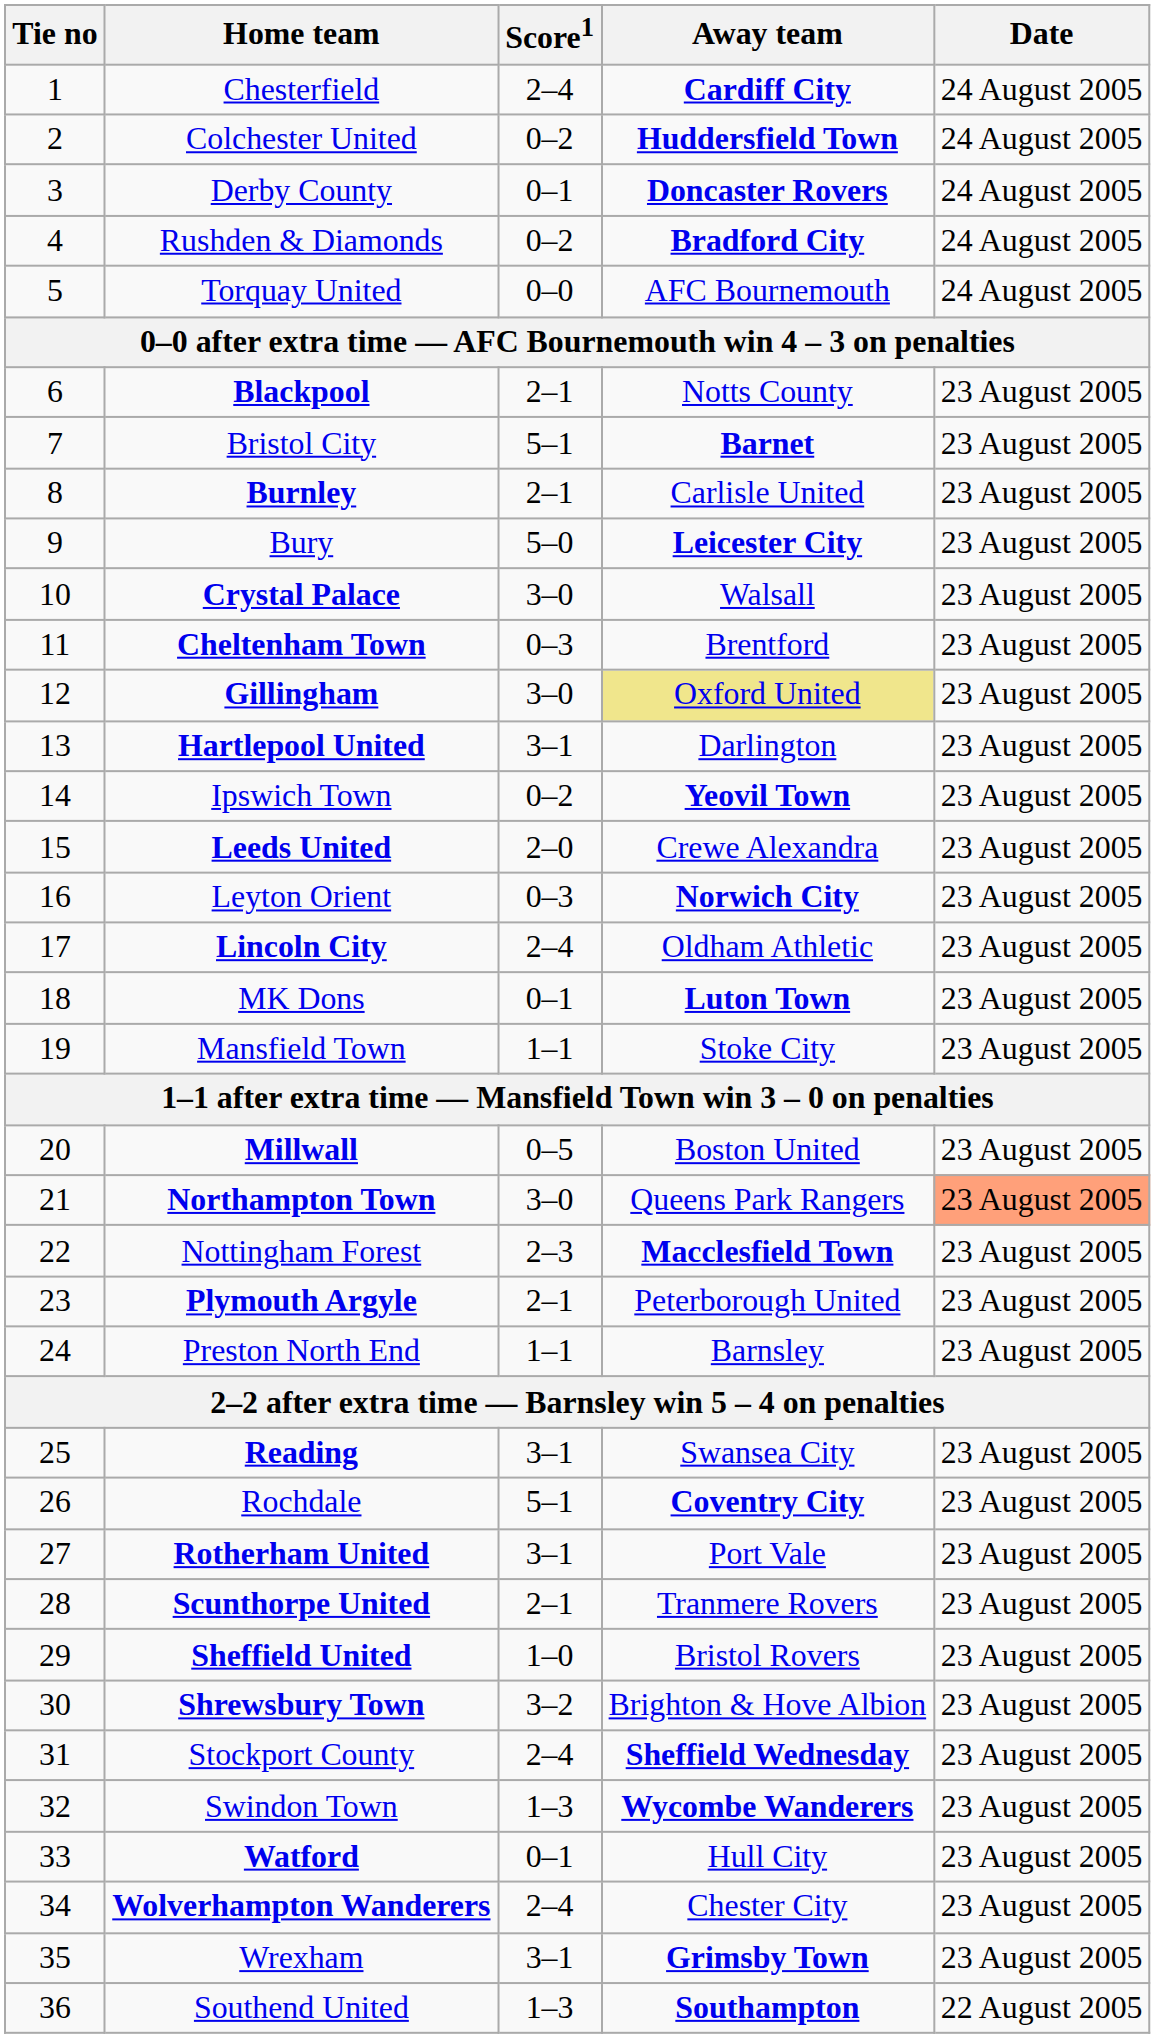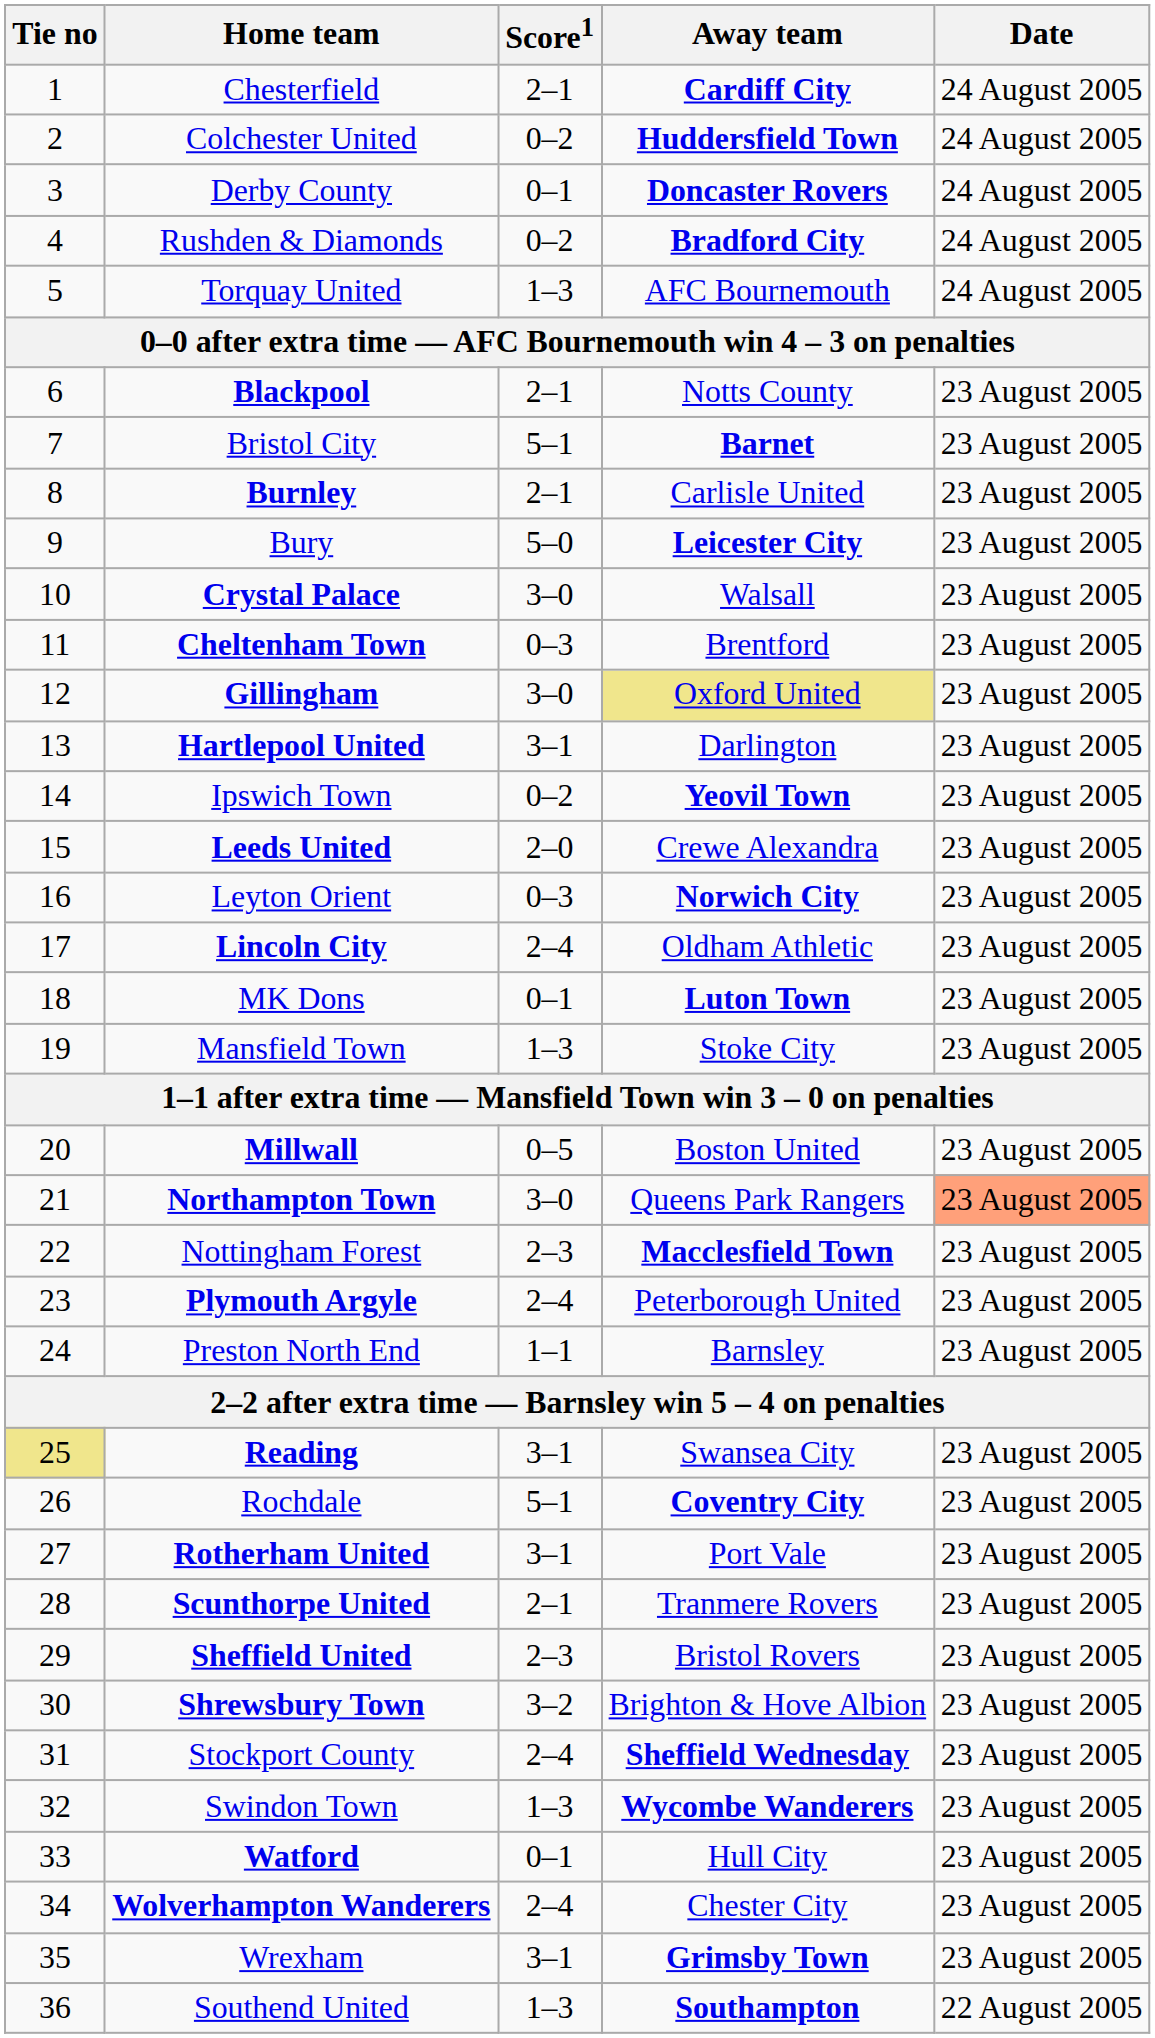(550, 88) 2–4 -> (550, 88) 2–1
(550, 290) 0–0 -> (550, 290) 1–3
(550, 1048) 1–1 -> (550, 1048) 1–3
(550, 1300) 2–1 -> (550, 1300) 2–4
(55, 1452) no background -> (55, 1452) khaki background
(550, 1654) 1–0 -> (550, 1654) 2–3
